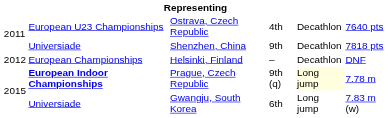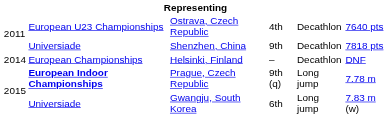(15, 59) 2012 -> (15, 59) 2014
(308, 78) lightyellow background -> (308, 78) no background
